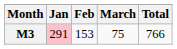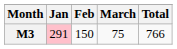(84, 34) 153 -> (84, 34) 150
